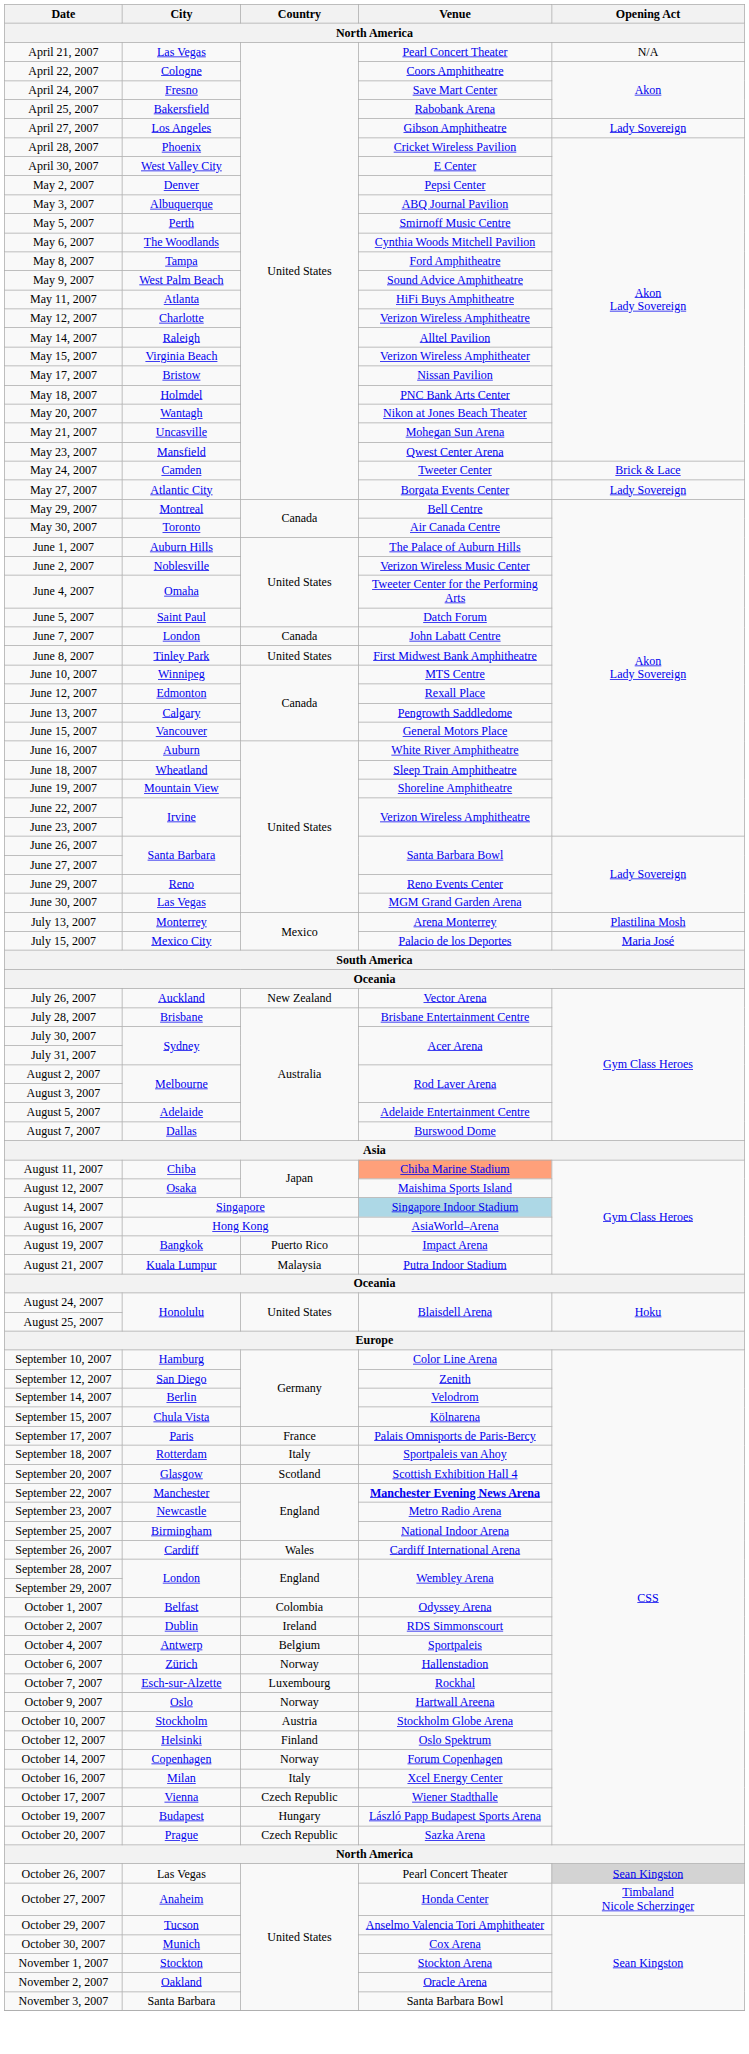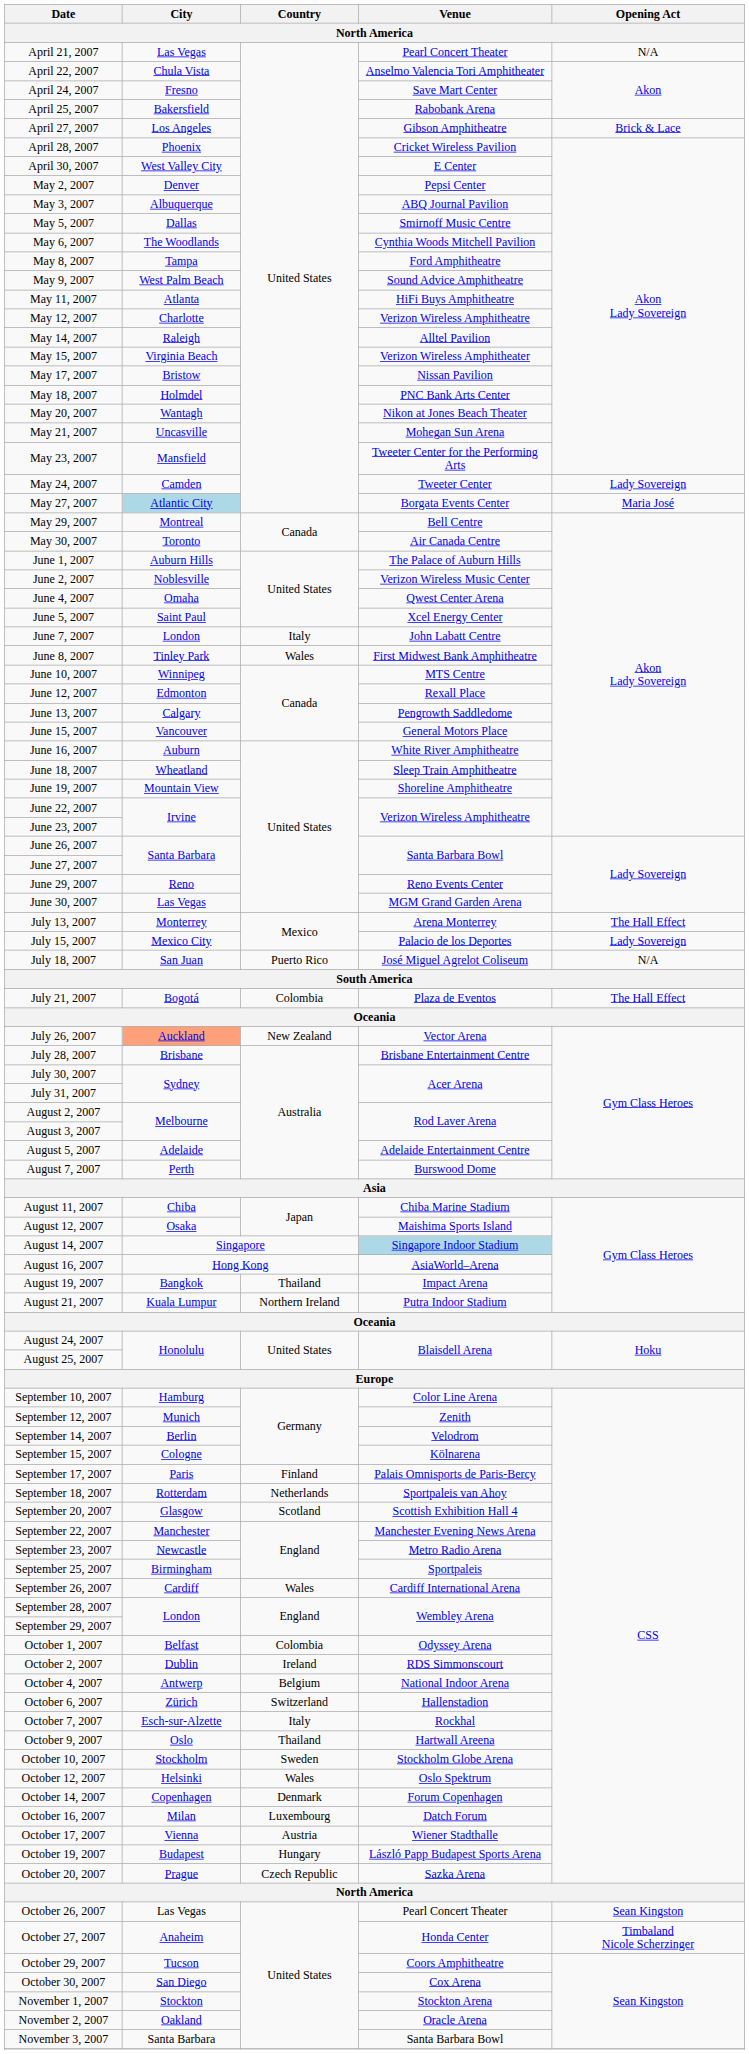(181, 71) Cologne -> (181, 71) Chula Vista
(455, 71) Coors Amphitheatre -> (455, 71) Anselmo Valencia Tori Amphitheater
(648, 128) Lady Sovereign -> (648, 128) Brick & Lace
(181, 223) Perth -> (181, 223) Dallas
(455, 451) Qwest Center Arena -> (455, 458) Tweeter Center for the Performing Arts
(648, 470) Brick & Lace -> (648, 484) Lady Sovereign
(181, 489) no background -> (181, 503) lightblue background
(648, 489) Lady Sovereign -> (648, 503) Maria José
(455, 591) Tweeter Center for the Performing Arts -> (455, 598) Qwest Center Arena
(455, 617) Datch Forum -> (455, 617) Xcel Energy Center
(299, 636) Canada -> (299, 636) Italy
(299, 655) United States -> (299, 655) Wales
(648, 921) Plastilina Mosh -> (648, 921) The Hall Effect
(648, 941) Maria José -> (648, 941) Lady Sovereign
+ row: (63, 960)
+ row: (63, 998)
(181, 998) no background -> (181, 1036) lightsalmon background
(181, 1131) Dallas -> (181, 1169) Perth
(455, 1169) lightsalmon background -> (455, 1207) no background
(299, 1245) Puerto Rico -> (299, 1283) Thailand
(299, 1264) Malaysia -> (299, 1302) Northern Ireland
(181, 1378) San Diego -> (181, 1416) Munich
(181, 1416) Chula Vista -> (181, 1454) Cologne
(299, 1435) France -> (299, 1473) Finland
(299, 1454) Italy -> (299, 1492) Netherlands
(455, 1492) bold -> (455, 1530) normal
(455, 1530) National Indoor Arena -> (455, 1569) Sportpaleis
(455, 1645) Sportpaleis -> (455, 1683) National Indoor Arena
(299, 1664) Norway -> (299, 1702) Switzerland
(299, 1683) Luxembourg -> (299, 1721) Italy
(299, 1702) Norway -> (299, 1740) Thailand
(299, 1721) Austria -> (299, 1759) Sweden
(299, 1740) Finland -> (299, 1778) Wales
(299, 1759) Norway -> (299, 1797) Denmark
(299, 1778) Italy -> (299, 1816) Luxembourg
(455, 1778) Xcel Energy Center -> (455, 1816) Datch Forum
(299, 1797) Czech Republic -> (299, 1835) Austria
(648, 1873) lightgrey background -> (648, 1911) no background
(455, 1925) Anselmo Valencia Tori Amphitheater -> (455, 1963) Coors Amphitheatre
(181, 1944) Munich -> (181, 1982) San Diego
